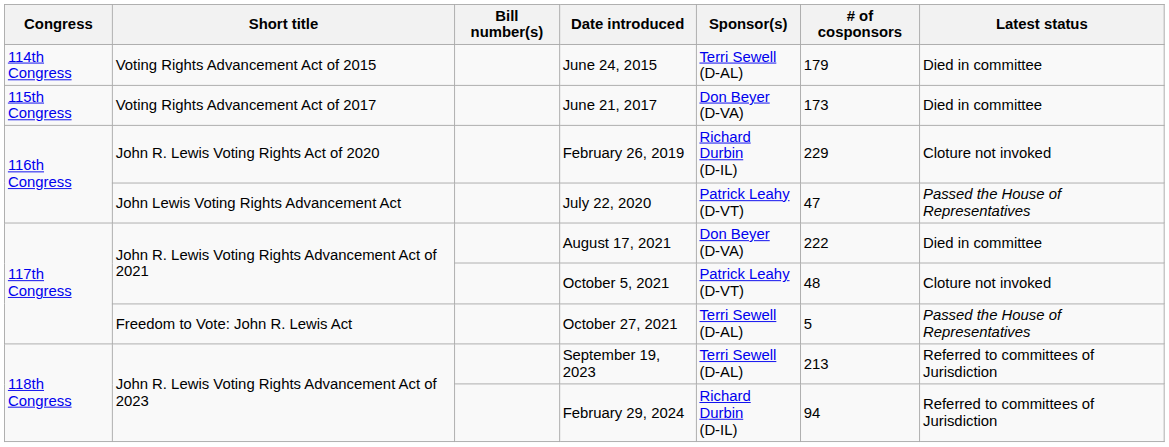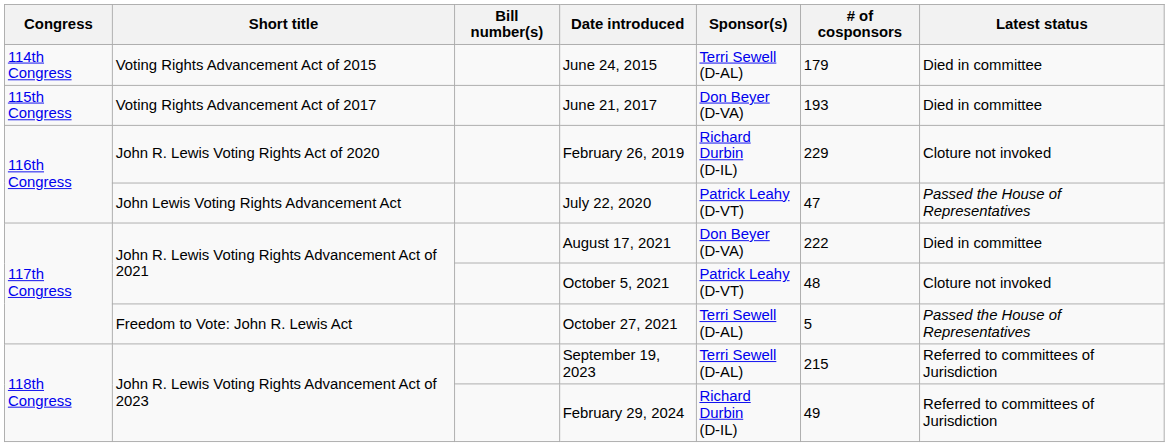(816, 105) 173 -> (816, 105) 193
(816, 364) 213 -> (816, 364) 215
(812, 412) 94 -> (812, 412) 49
